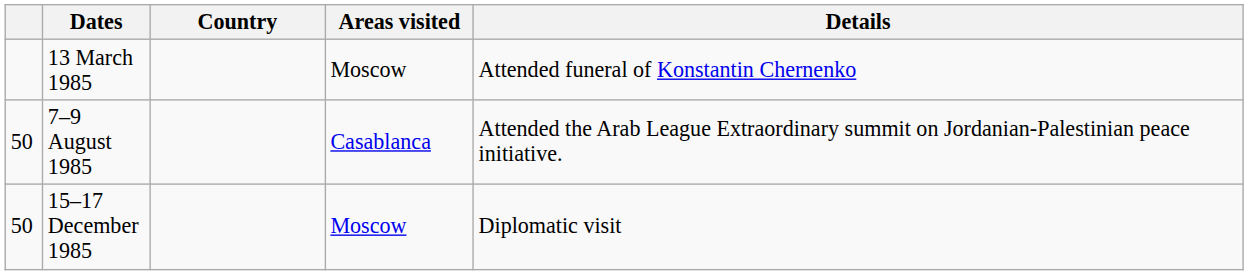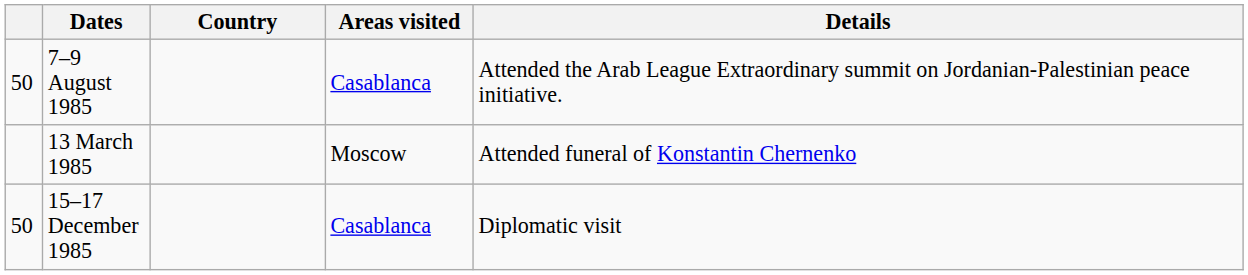rows swapped: (90, 69) <-> (80, 141)
(368, 226) Moscow -> (381, 226) Casablanca
